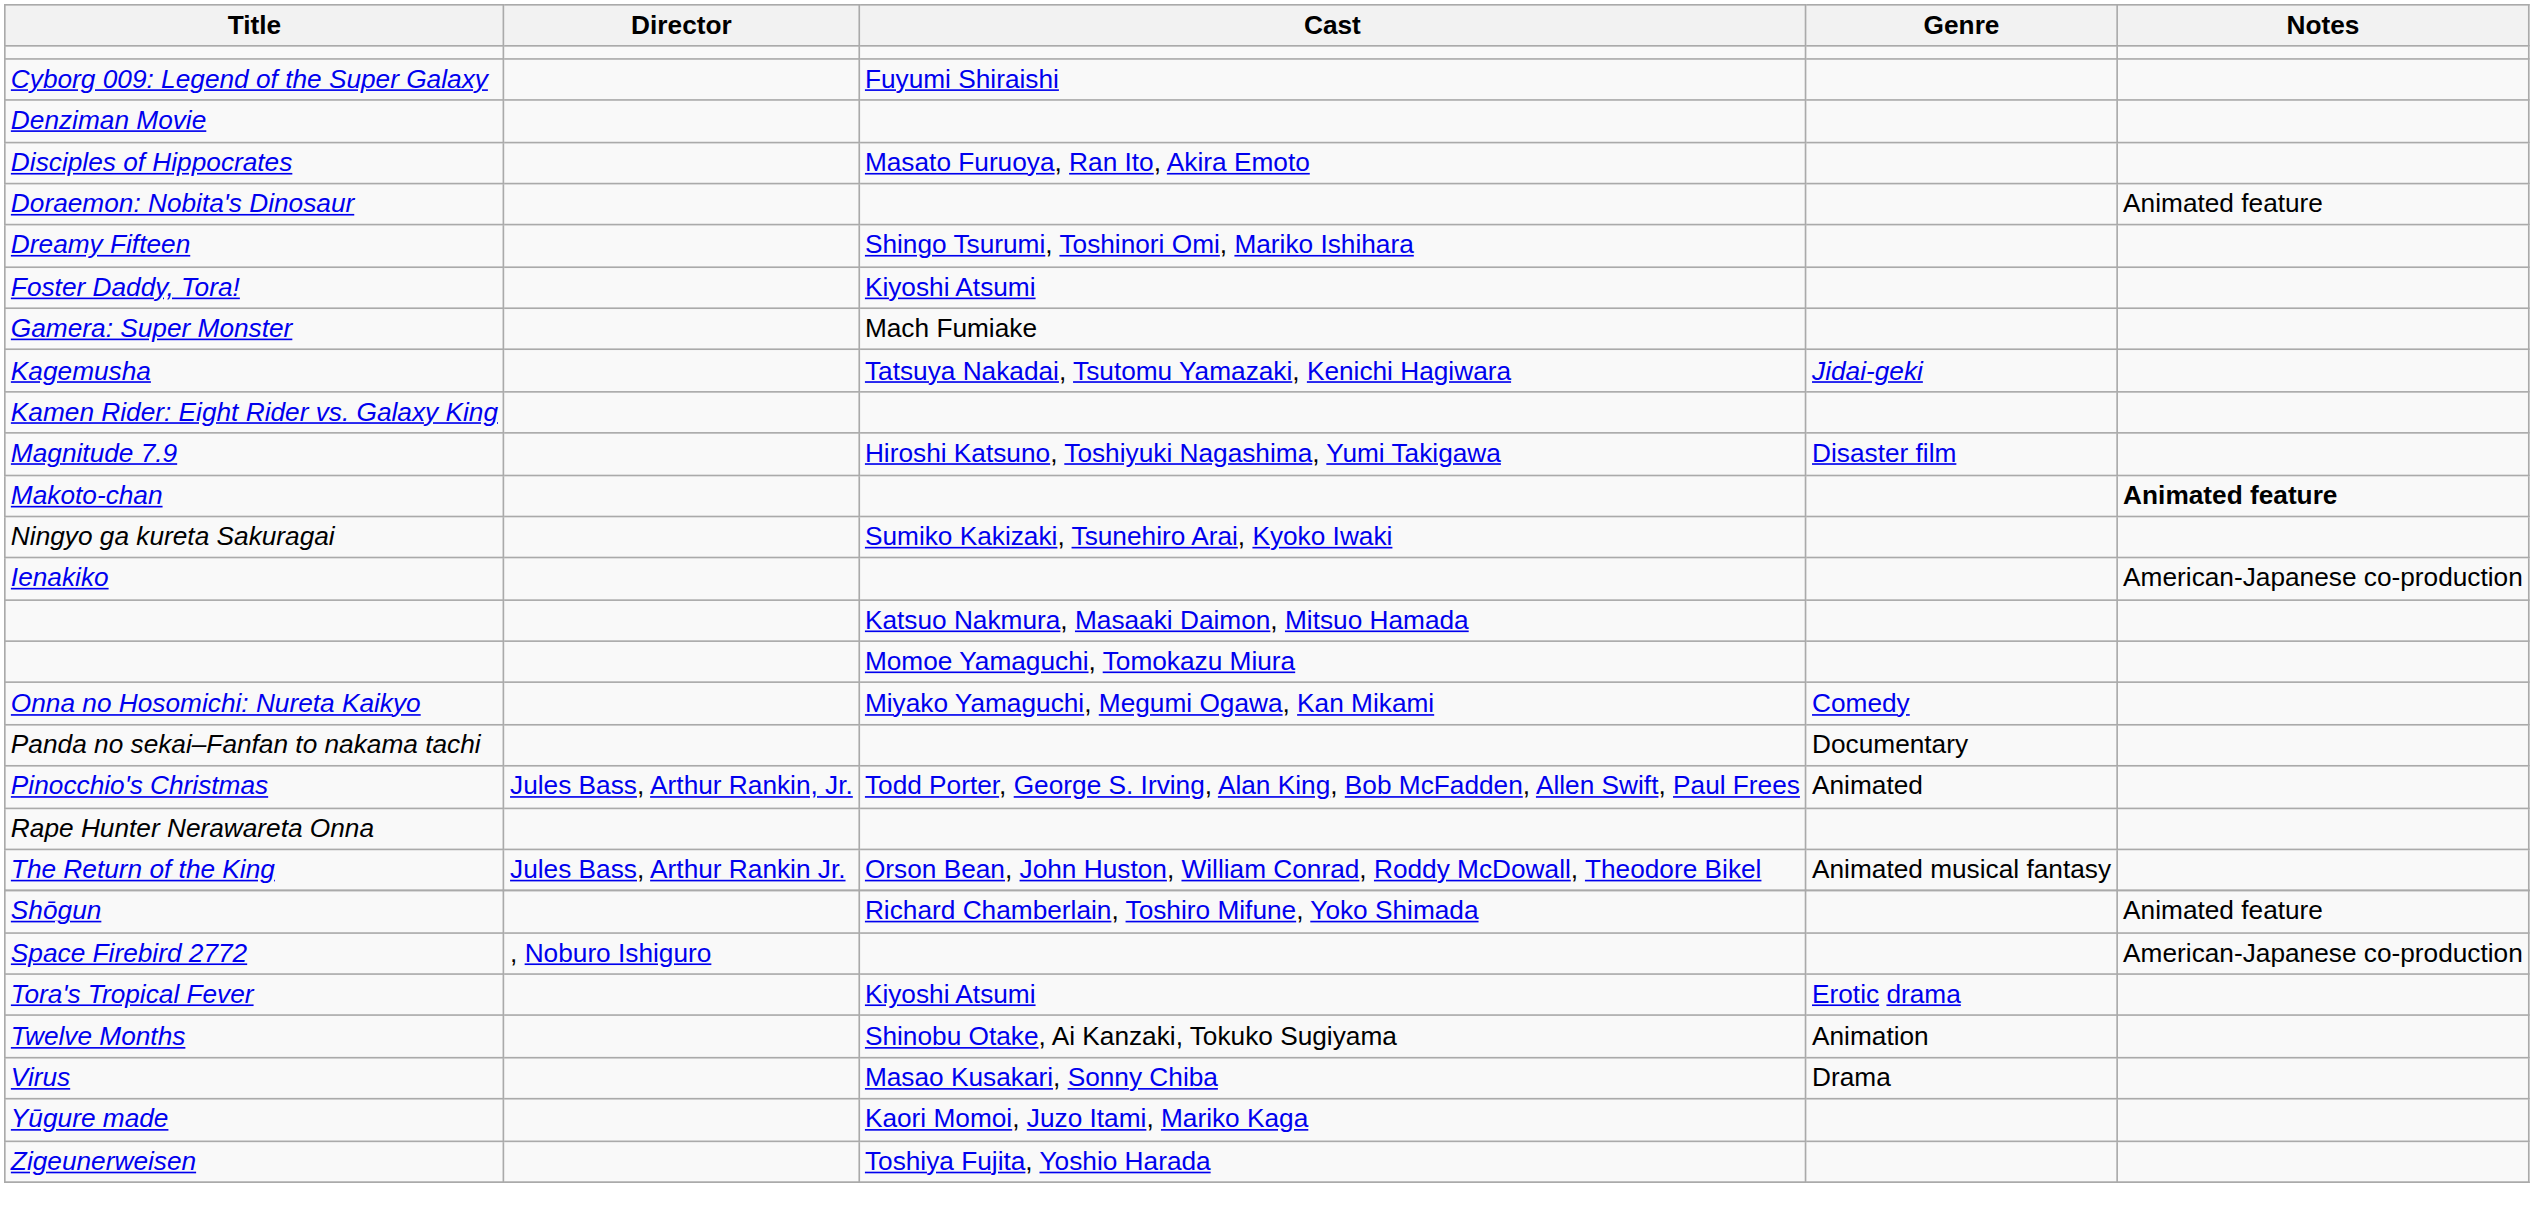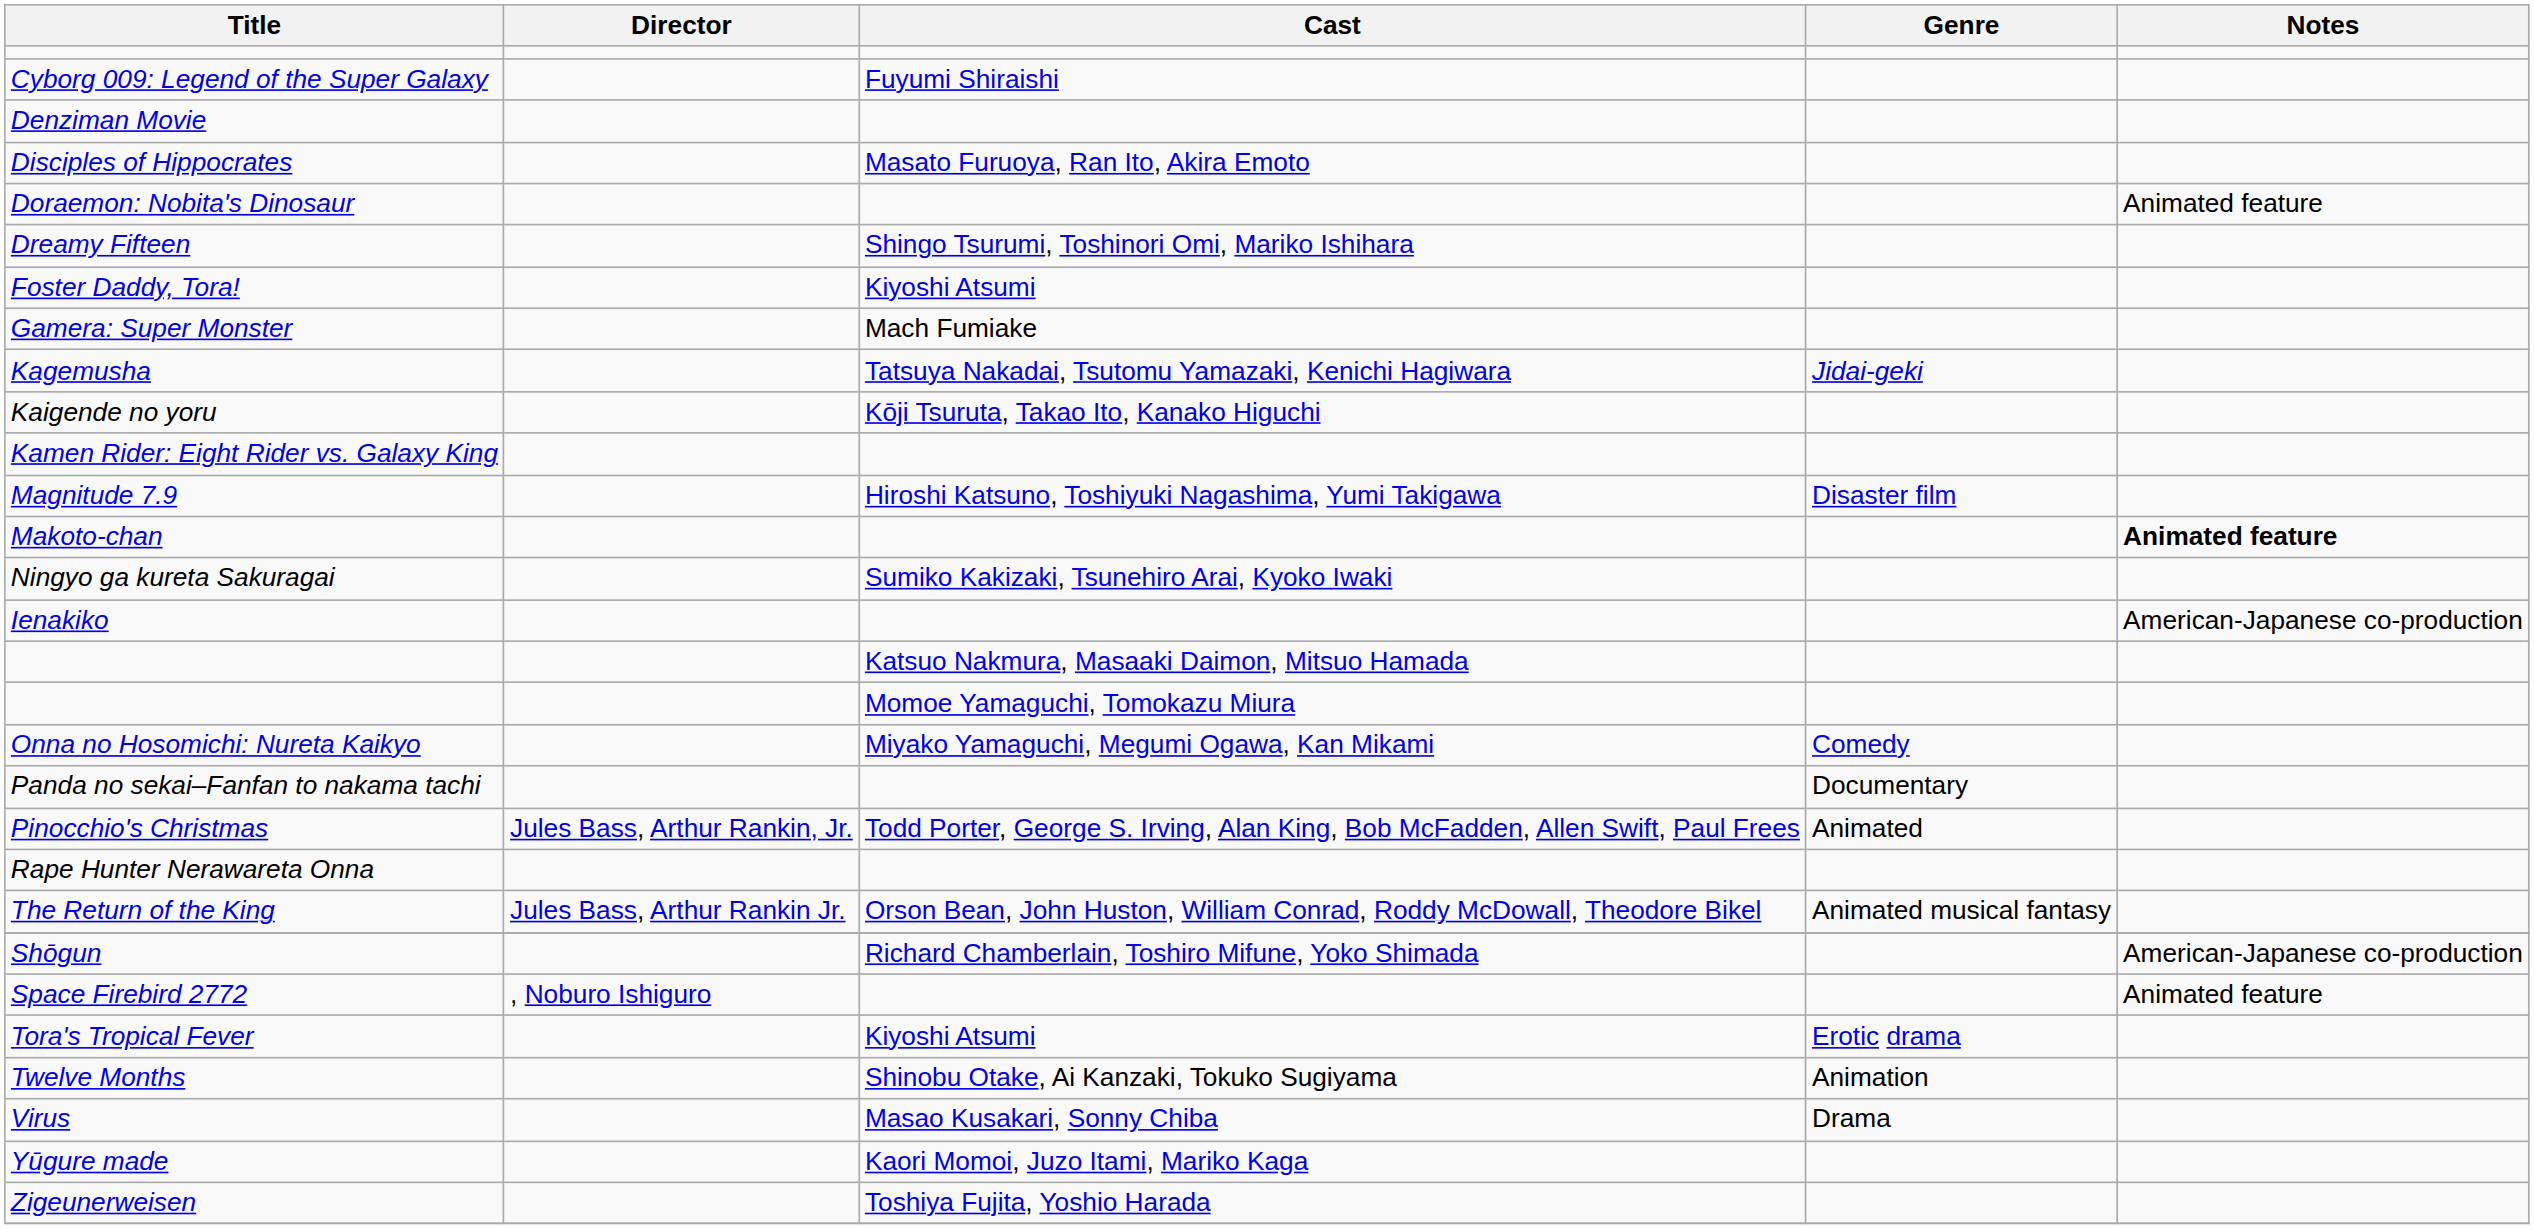+ row: (114, 411)
(2223, 911) Animated feature -> (2323, 952) American-Japanese co-production
(2323, 952) American-Japanese co-production -> (2223, 994) Animated feature
